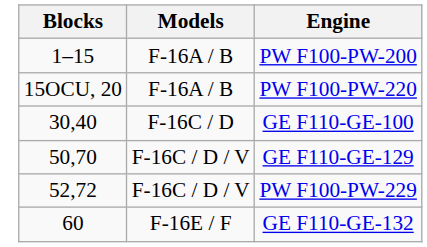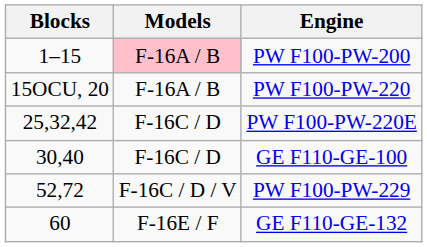(191, 55) no background -> (178, 55) pink background
+ row: (332, 122)
- row: (338, 156)
